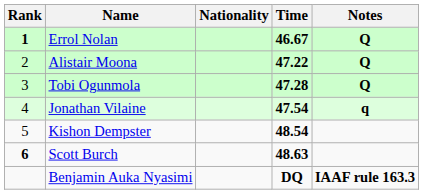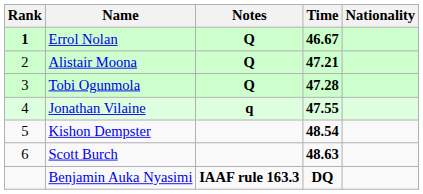columns swapped: (234, 16) <-> (365, 16)
(292, 62) 47.22 -> (322, 62) 47.21
(292, 108) 47.54 -> (322, 108) 47.55
(25, 154) bold -> (25, 154) normal
